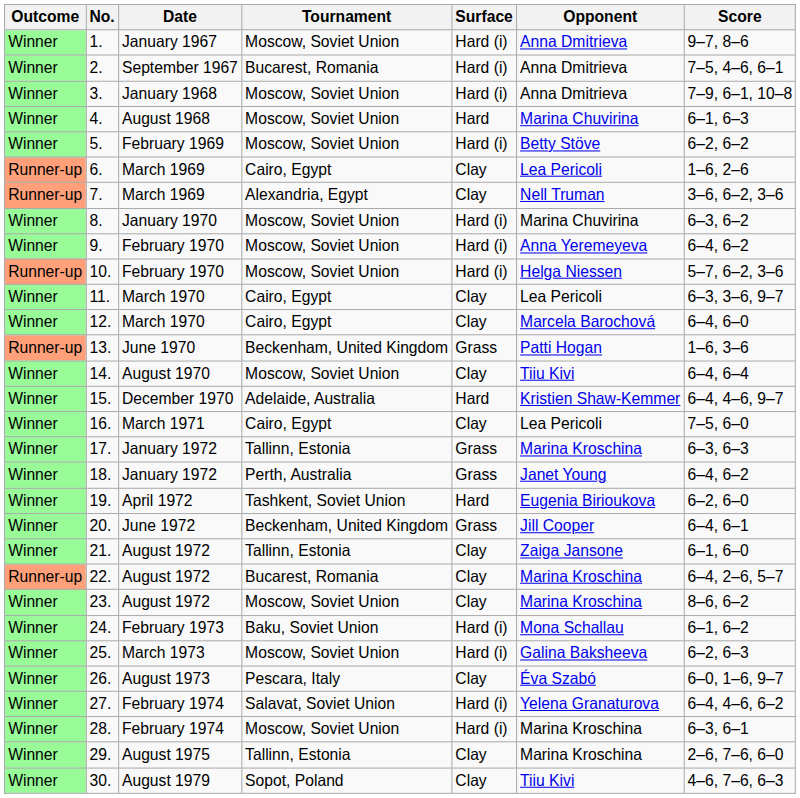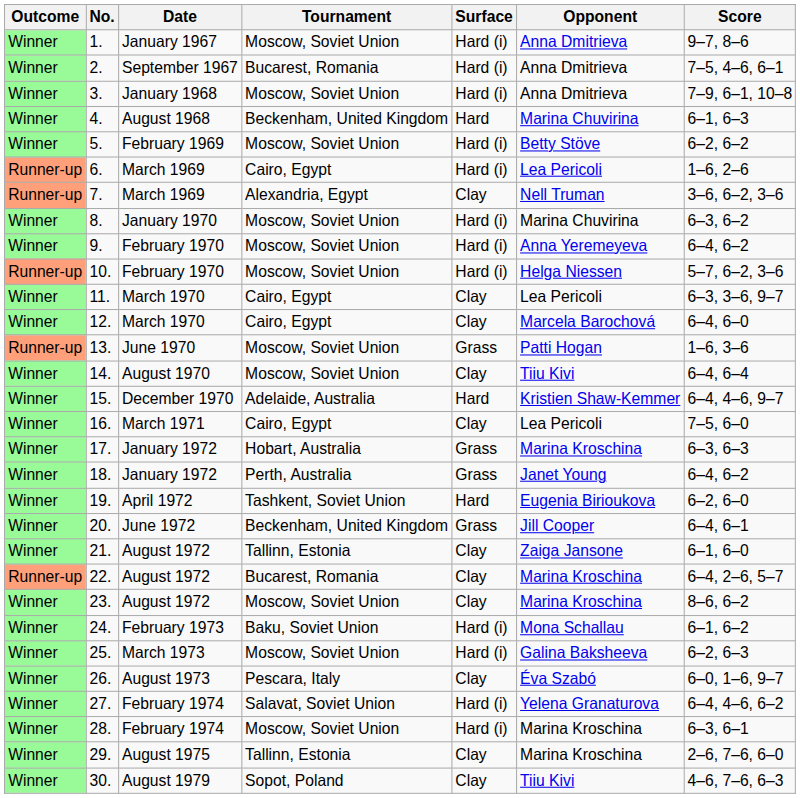(322, 118) Moscow, Soviet Union -> (347, 118) Beckenham, United Kingdom
(471, 169) Clay -> (481, 169) Hard (i)
(347, 347) Beckenham, United Kingdom -> (322, 347) Moscow, Soviet Union
(298, 449) Tallinn, Estonia -> (303, 449) Hobart, Australia
